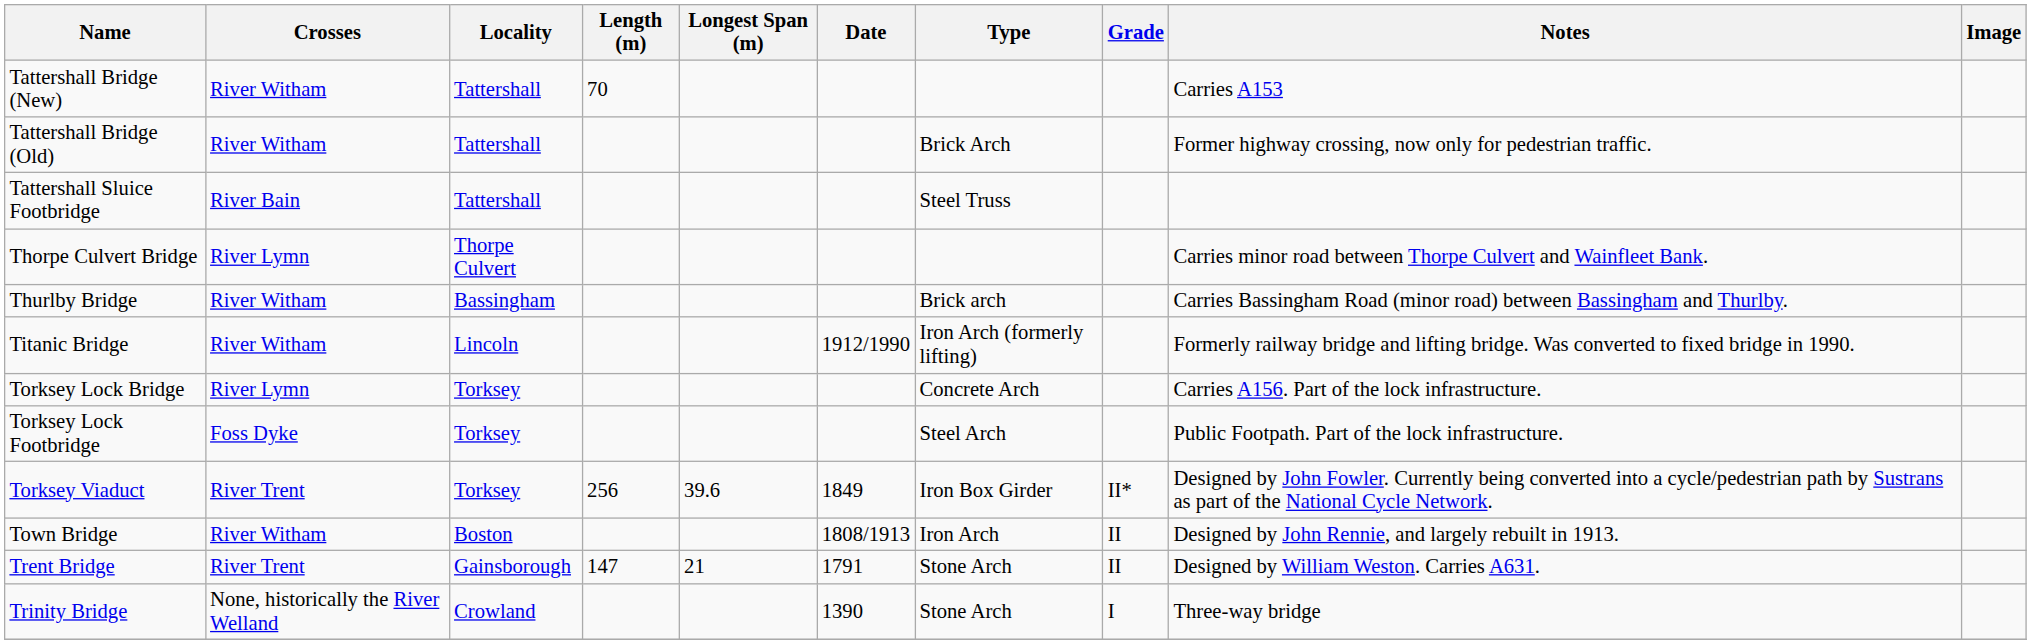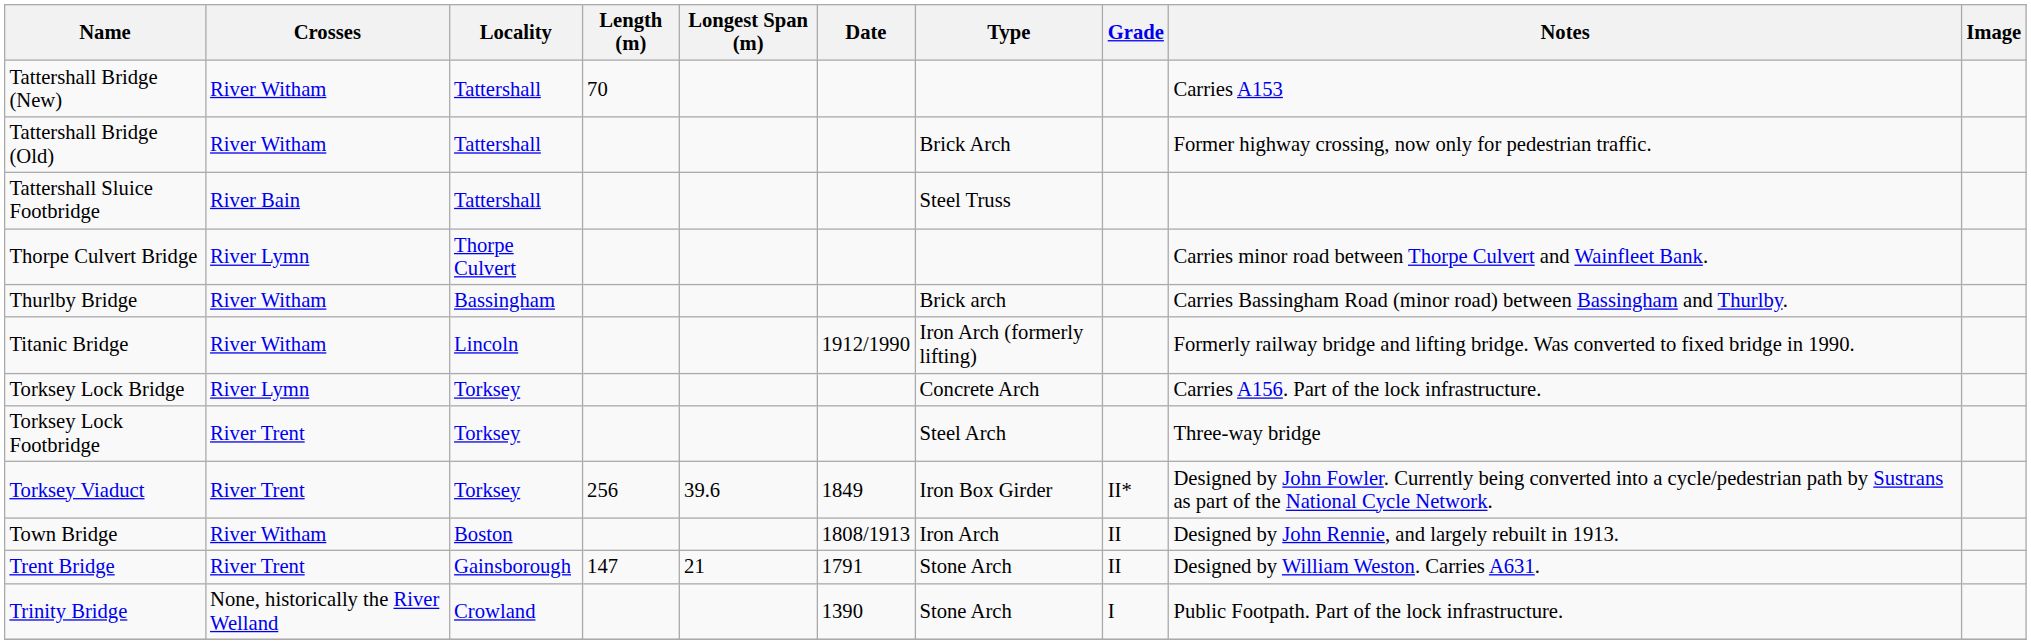(254, 433) Foss Dyke -> (257, 433) River Trent
(1368, 433) Public Footpath. Part of the lock infrastructure. -> (1247, 433) Three-way bridge
(1247, 611) Three-way bridge -> (1368, 611) Public Footpath. Part of the lock infrastructure.
